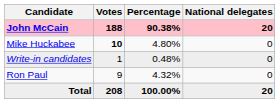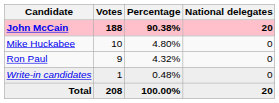(117, 43) bold -> (117, 43) normal
rows swapped: (27, 75) <-> (49, 59)
